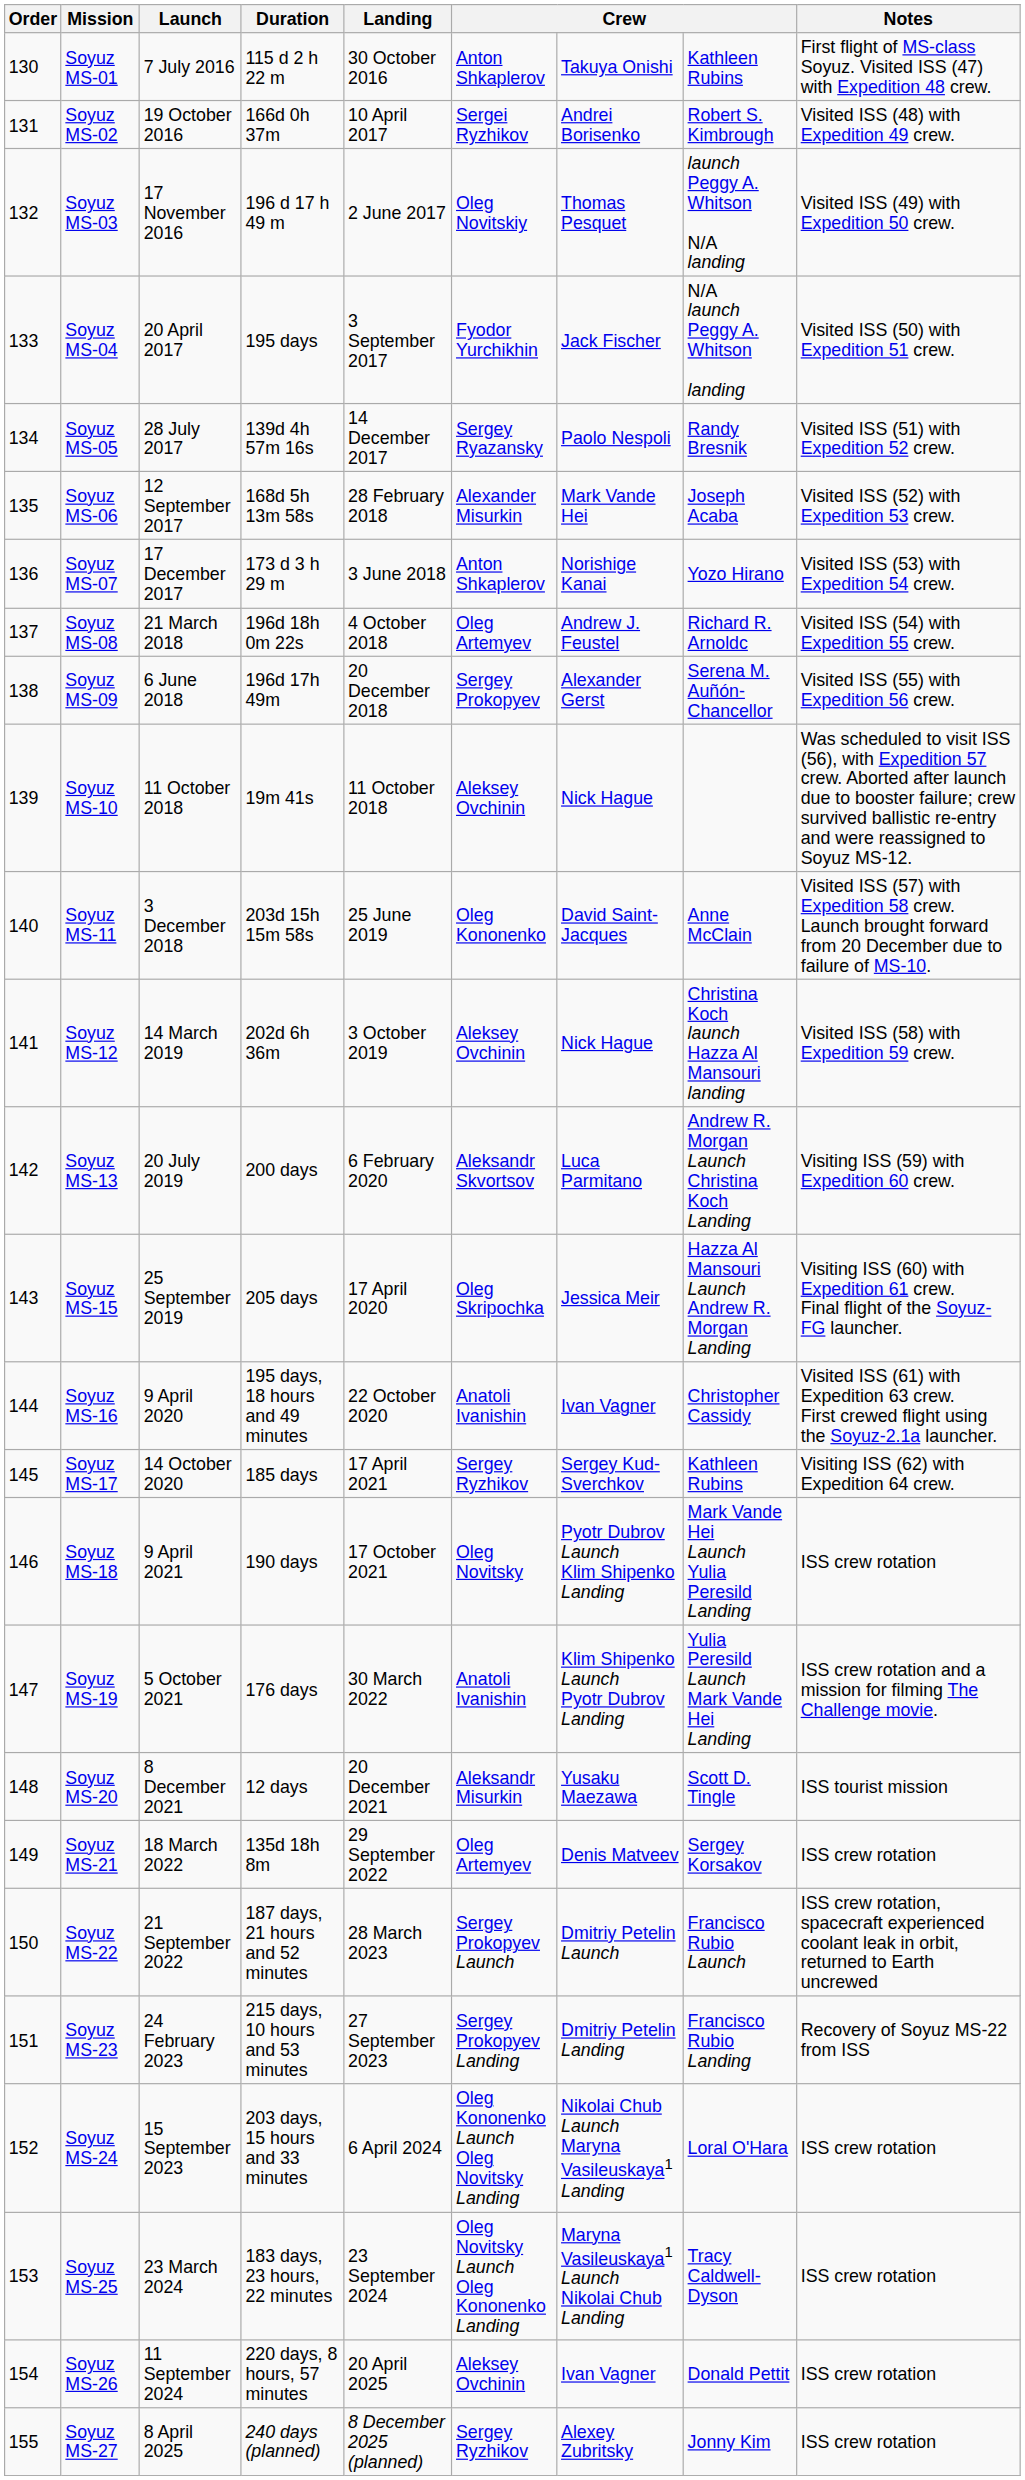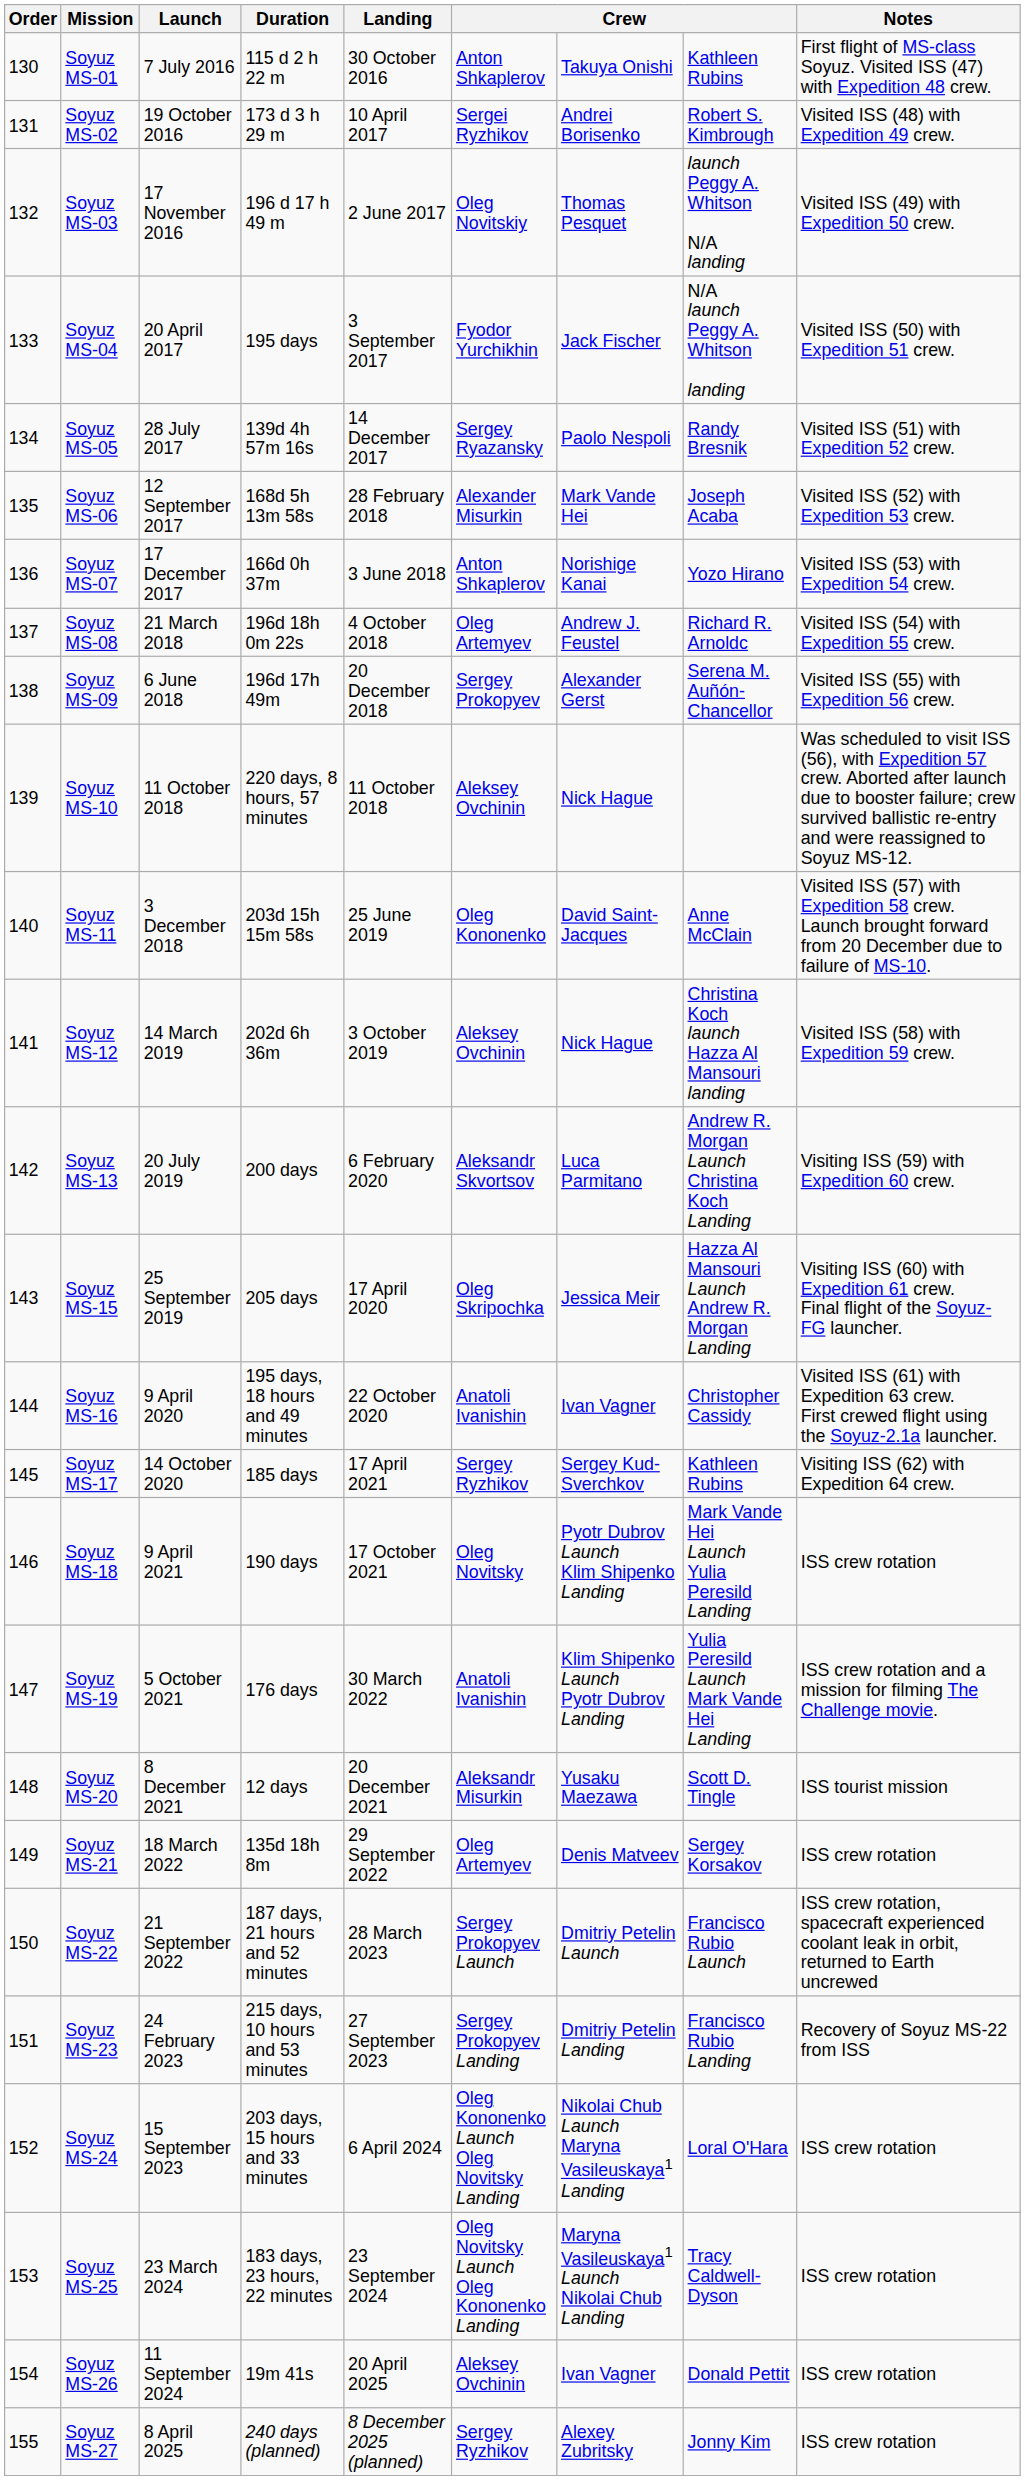(278, 125) 166d 0h 37m -> (282, 125) 173 d 3 h 29 m
(282, 574) 173 d 3 h 29 m -> (278, 574) 166d 0h 37m
(279, 798) 19m 41s -> (291, 798) 220 days, 8 hours, 57 minutes
(291, 2374) 220 days, 8 hours, 57 minutes -> (279, 2374) 19m 41s
